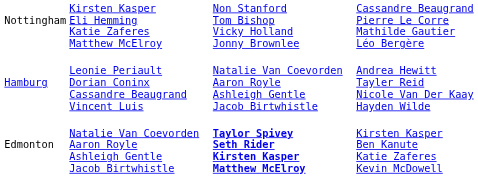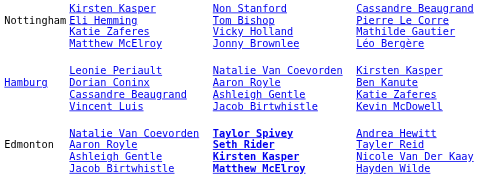(415, 88) Andrea Hewitt Tayler Reid Nicole Van Der Kaay Hayden Wilde -> (399, 88) Kirsten Kasper Ben Kanute Katie Zaferes Kevin McDowell
(399, 151) Kirsten Kasper Ben Kanute Katie Zaferes Kevin McDowell -> (415, 151) Andrea Hewitt Tayler Reid Nicole Van Der Kaay Hayden Wilde
